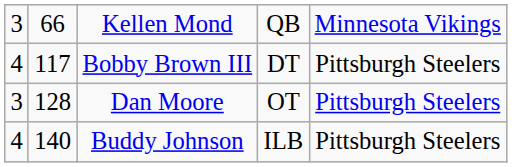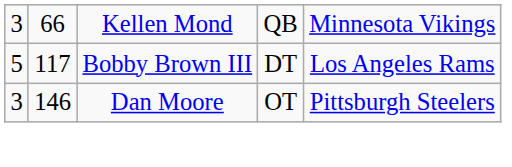(17, 63) 4 -> (17, 63) 5
(408, 63) Pittsburgh Steelers -> (402, 63) Los Angeles Rams
(53, 102) 128 -> (53, 102) 146
- row: (167, 141)
